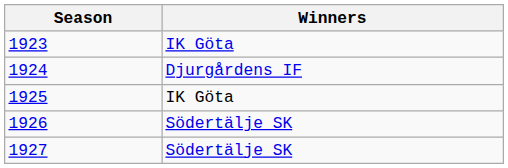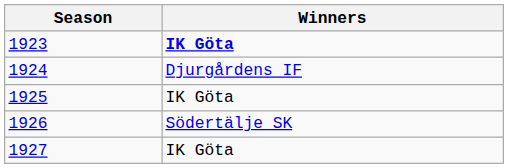(200, 44) normal -> (200, 44) bold
(229, 150) Södertälje SK -> (200, 150) IK Göta
